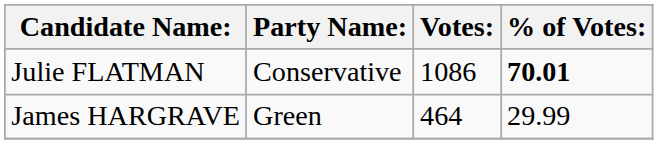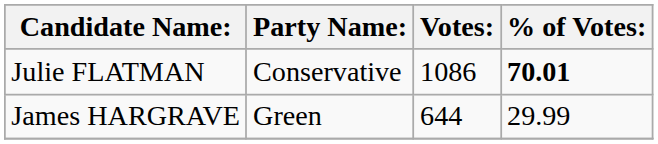(441, 116) 464 -> (441, 116) 644
